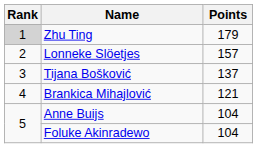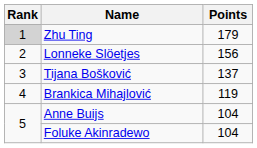(228, 54) 157 -> (228, 54) 156
(228, 94) 121 -> (228, 94) 119
